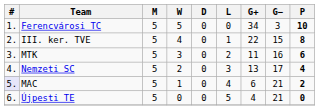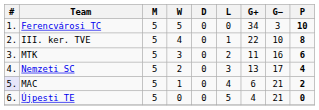(278, 40) 15 -> (278, 40) 10
